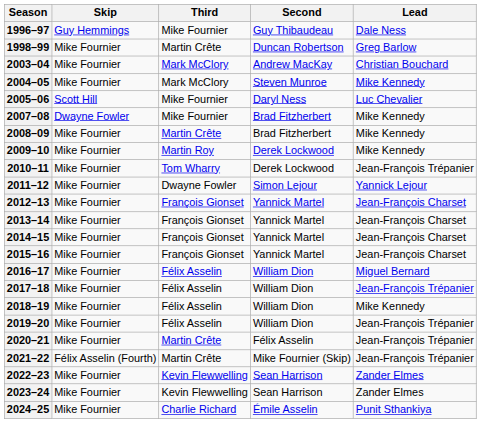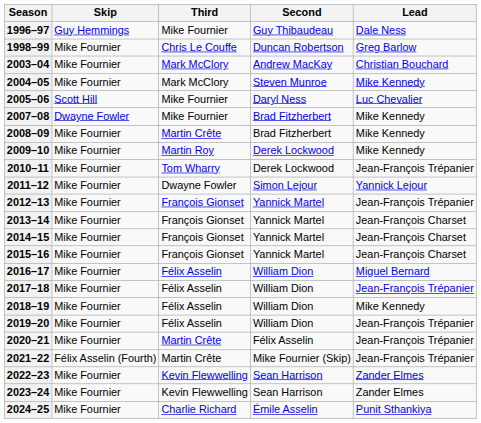(191, 47) Martin Crête -> (199, 47) Chris Le Couffe
(411, 202) Jean-François Charset -> (415, 202) Jean-François Trépanier
